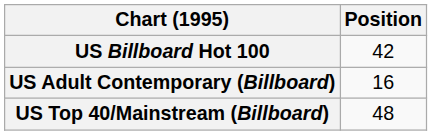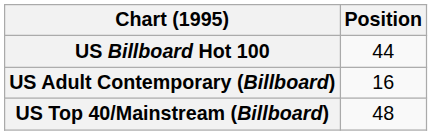(383, 51) 42 -> (383, 51) 44
